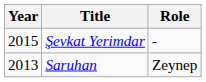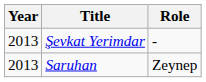(23, 40) 2015 -> (23, 40) 2013
